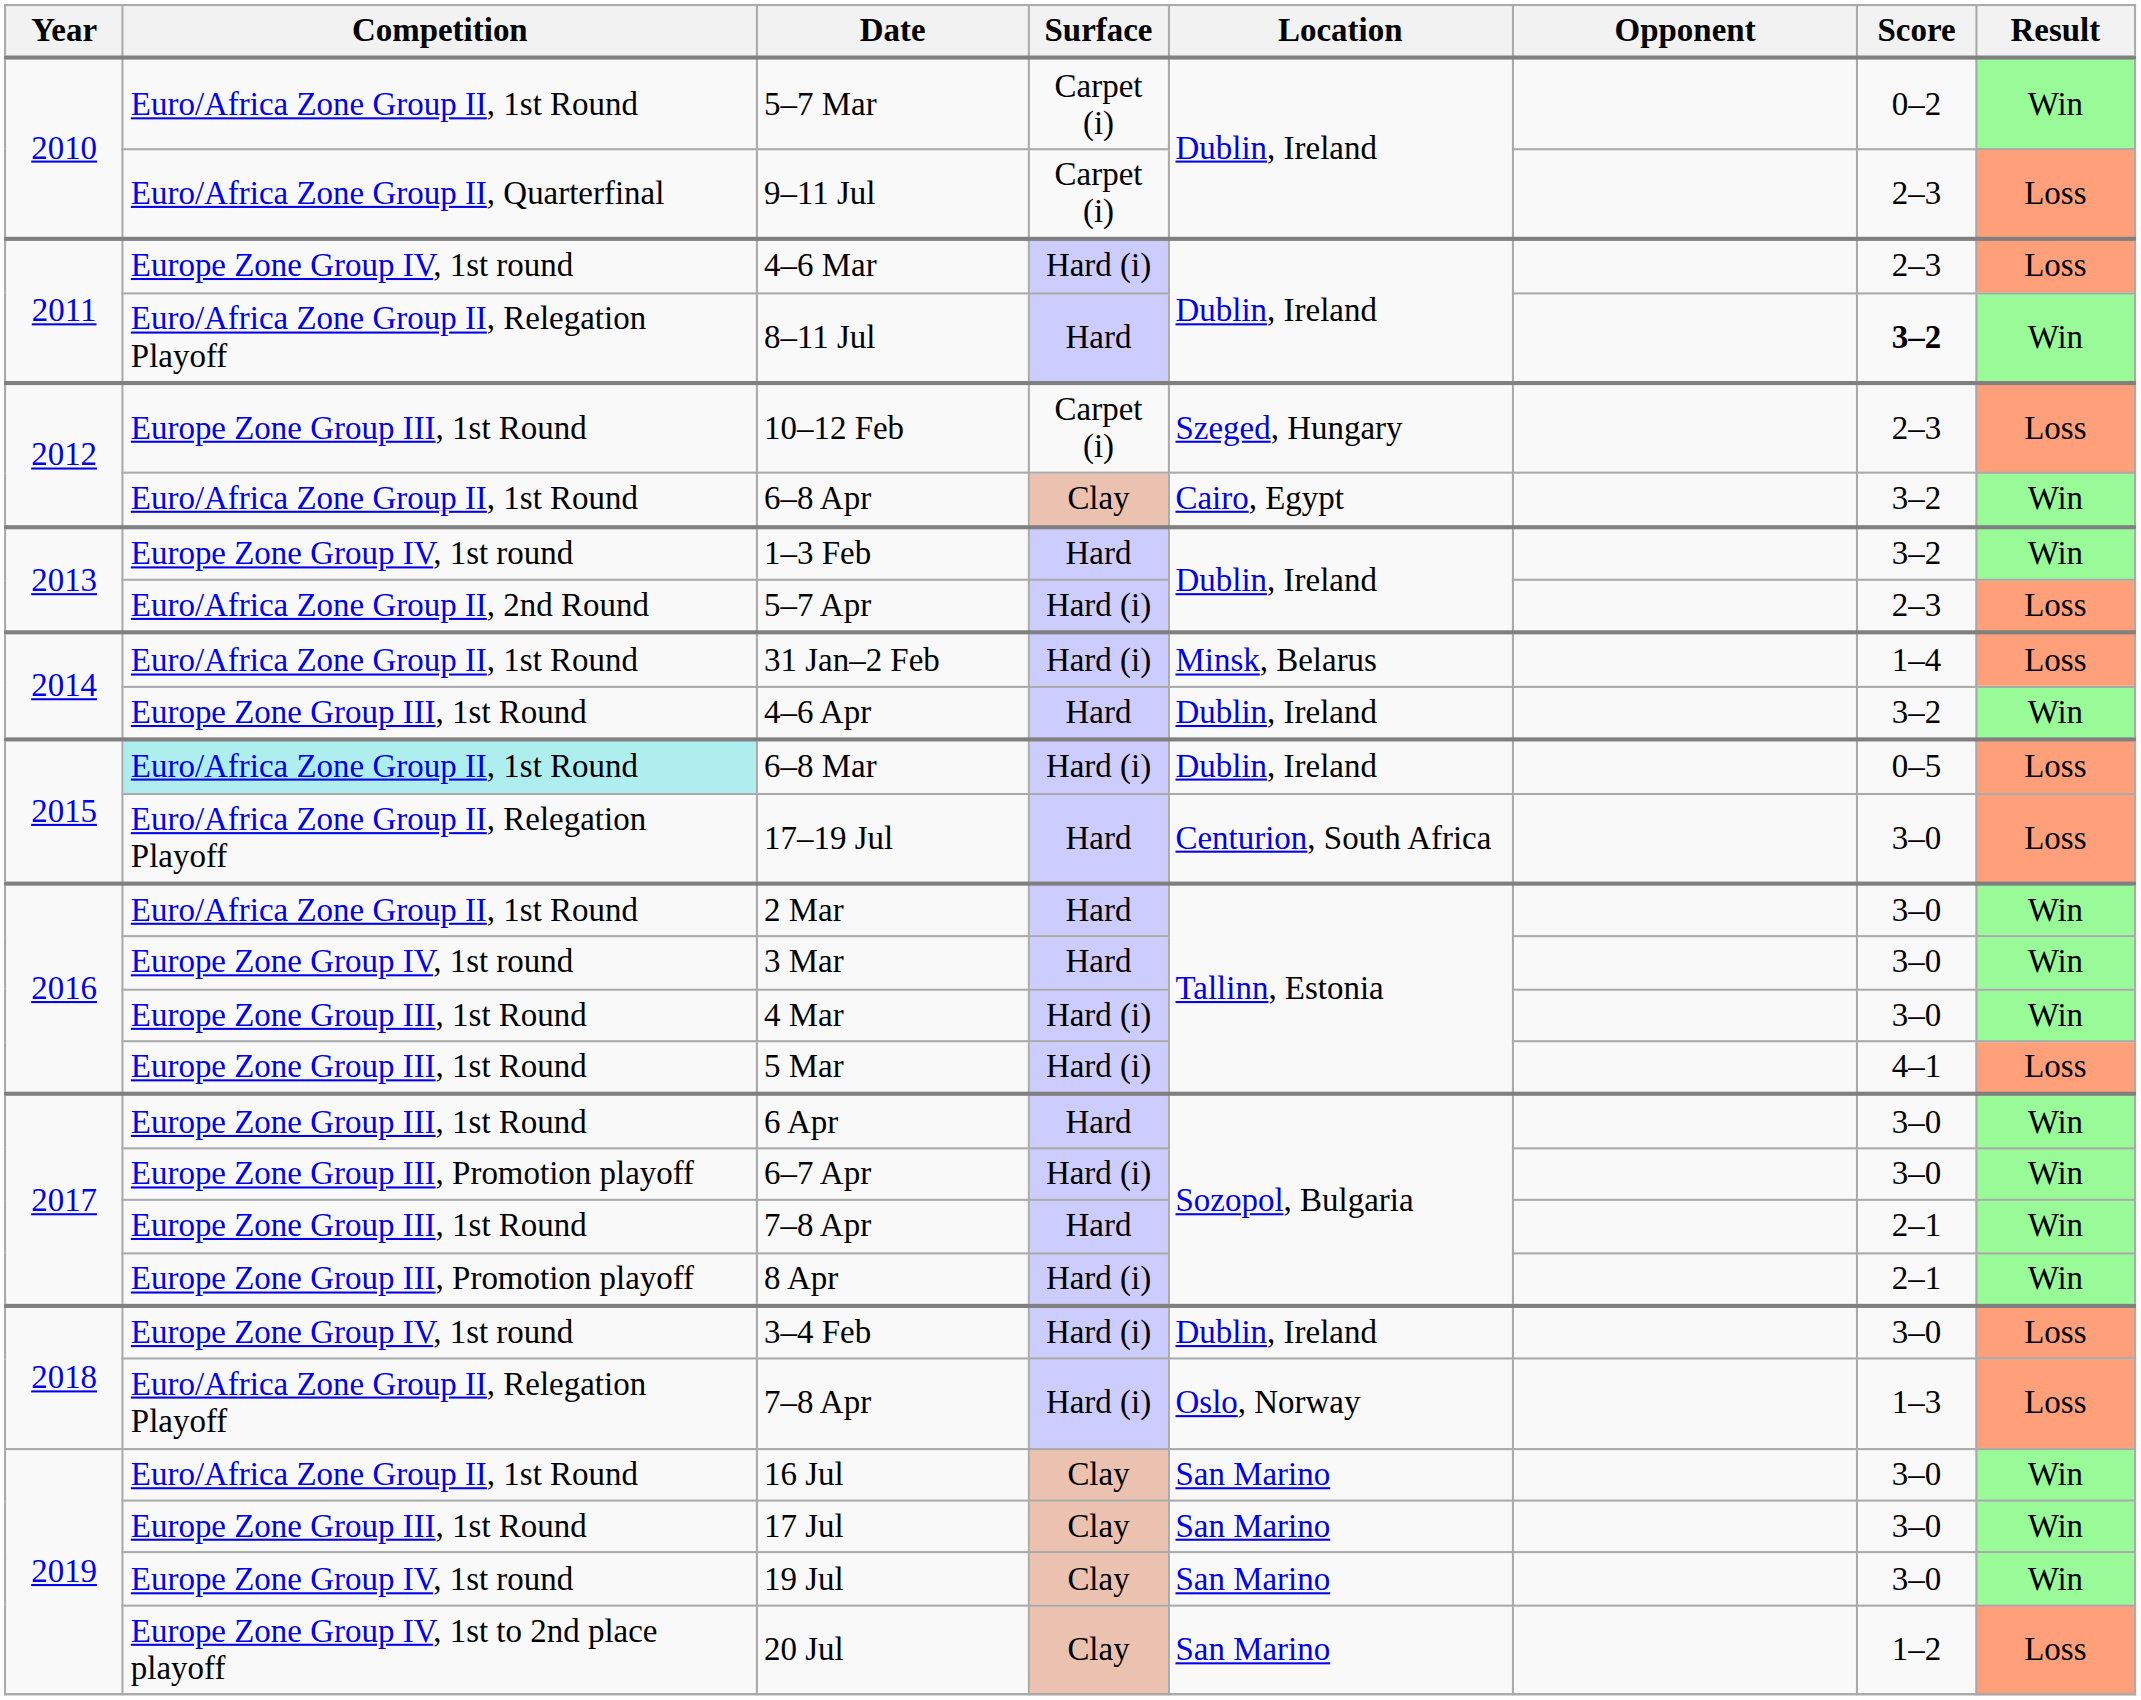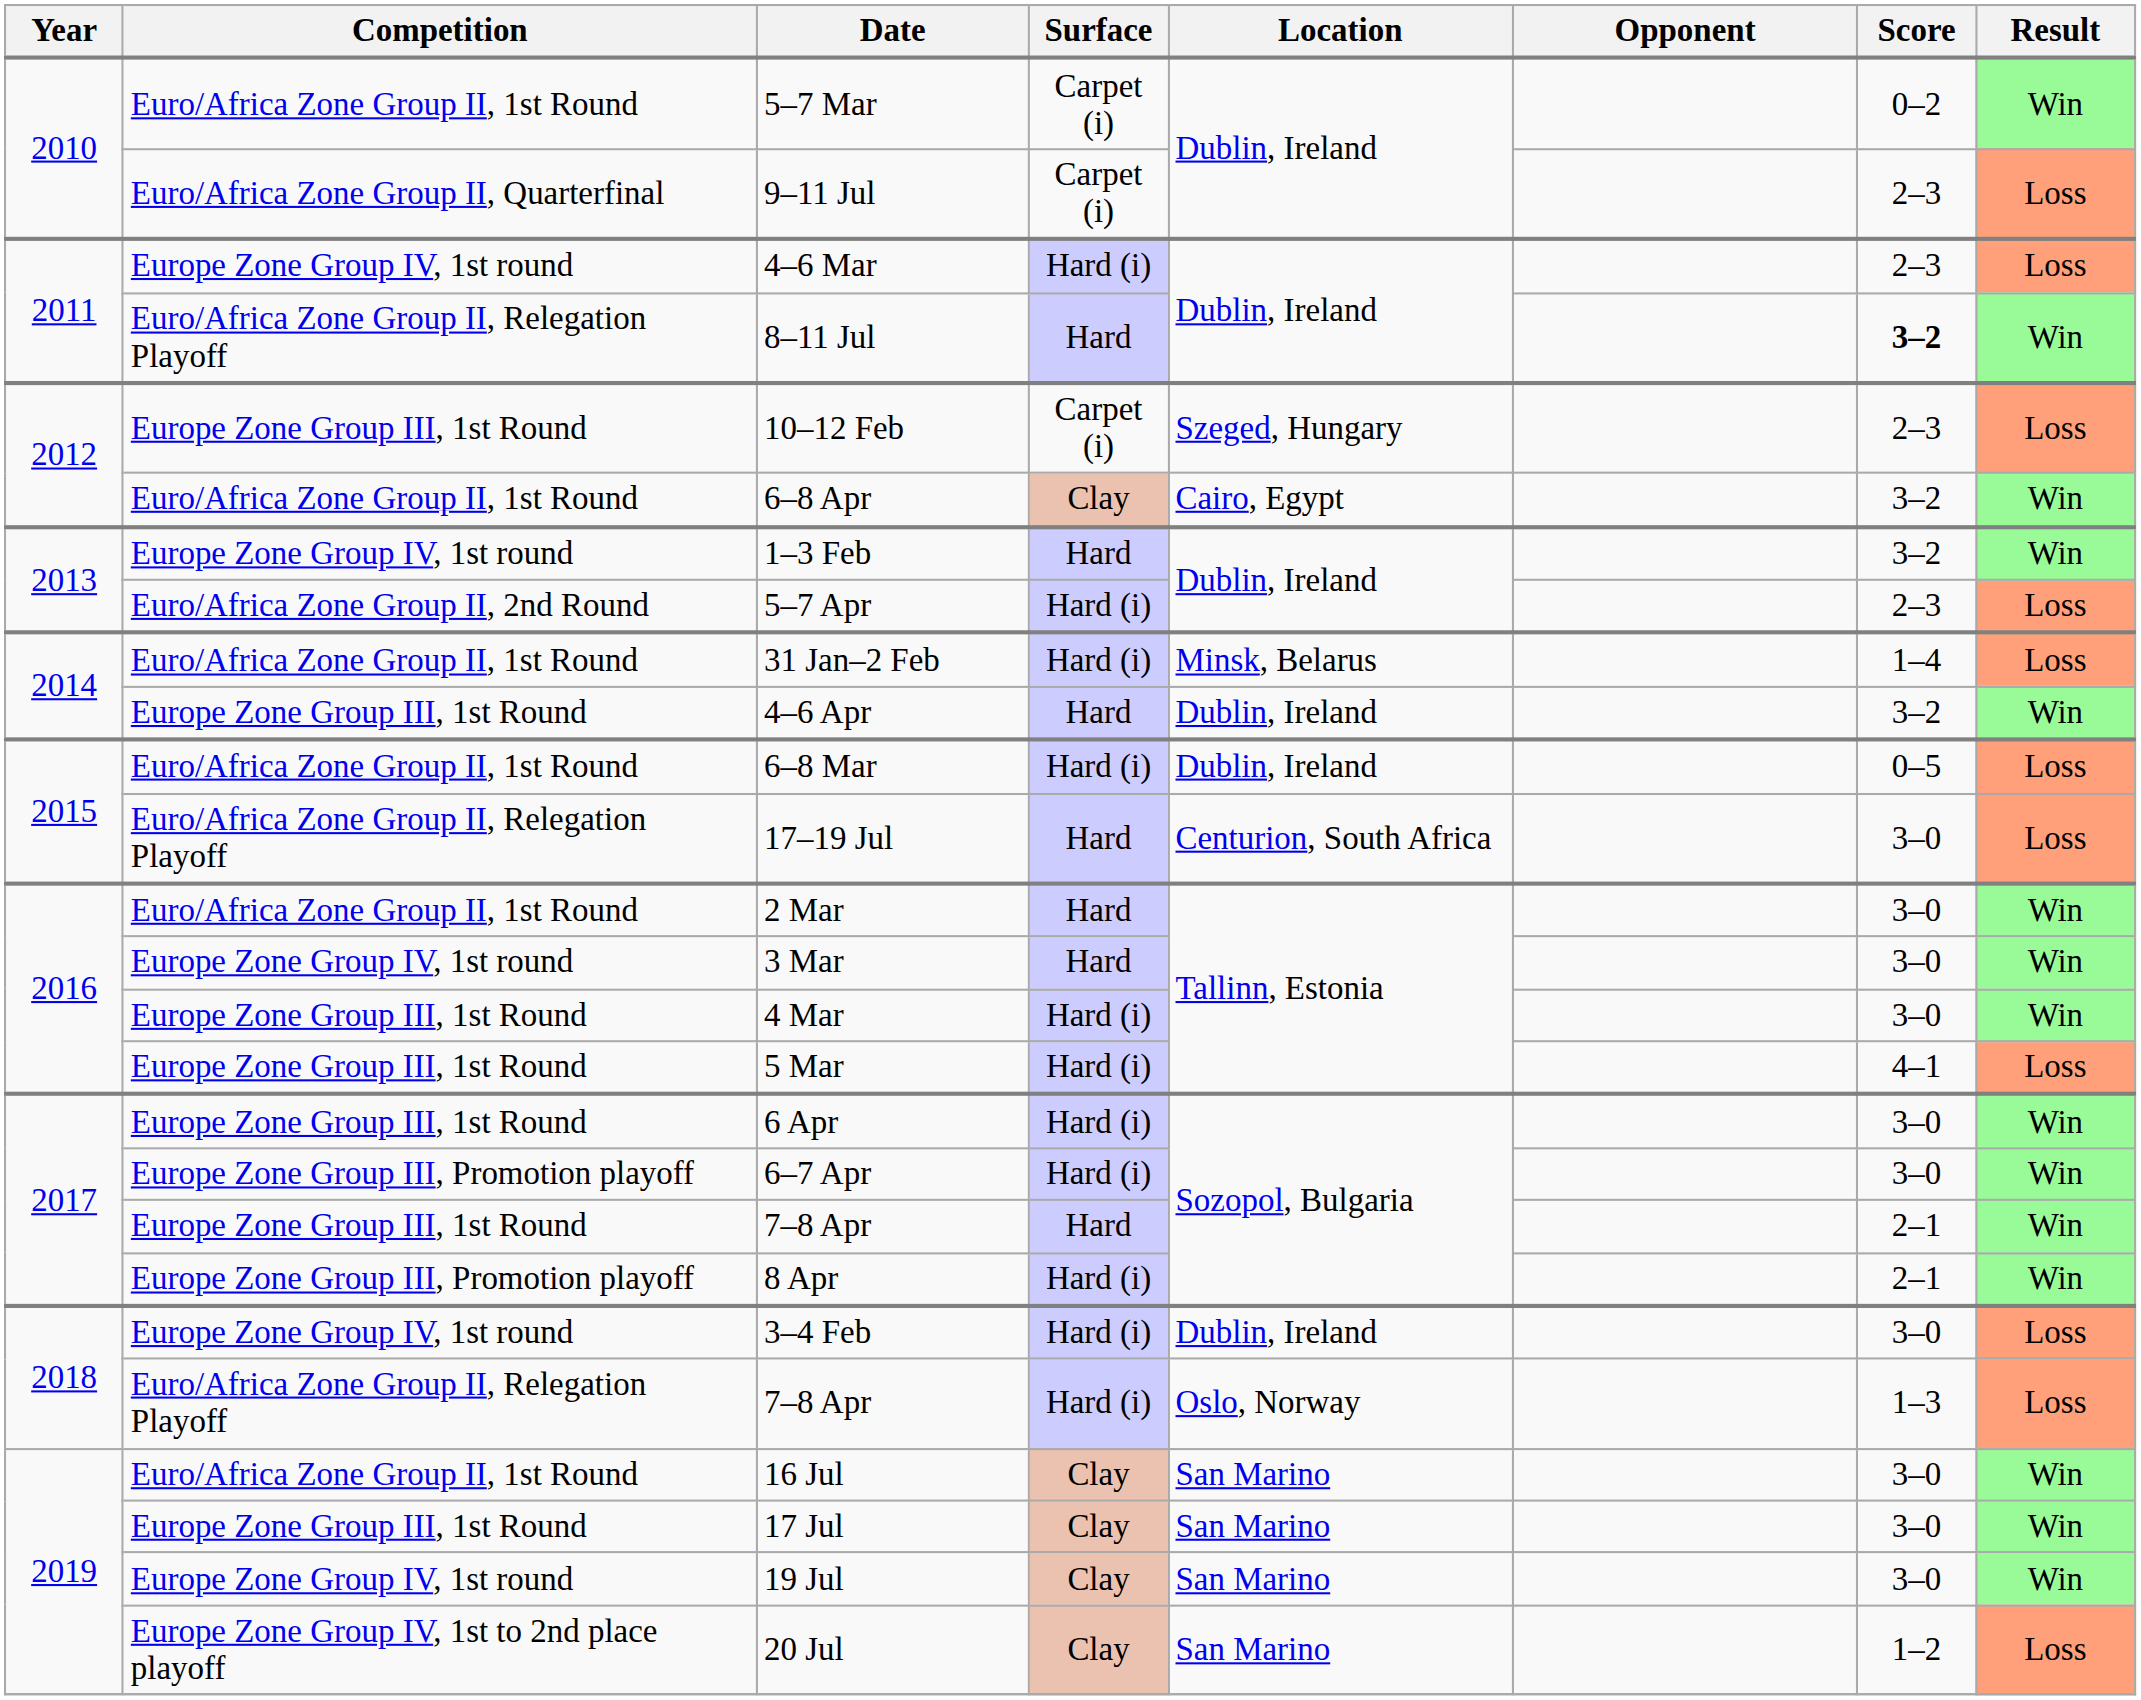(384, 766) paleturquoise background -> (384, 766) no background
(1098, 1121) Hard -> (1099, 1121) Hard (i)
